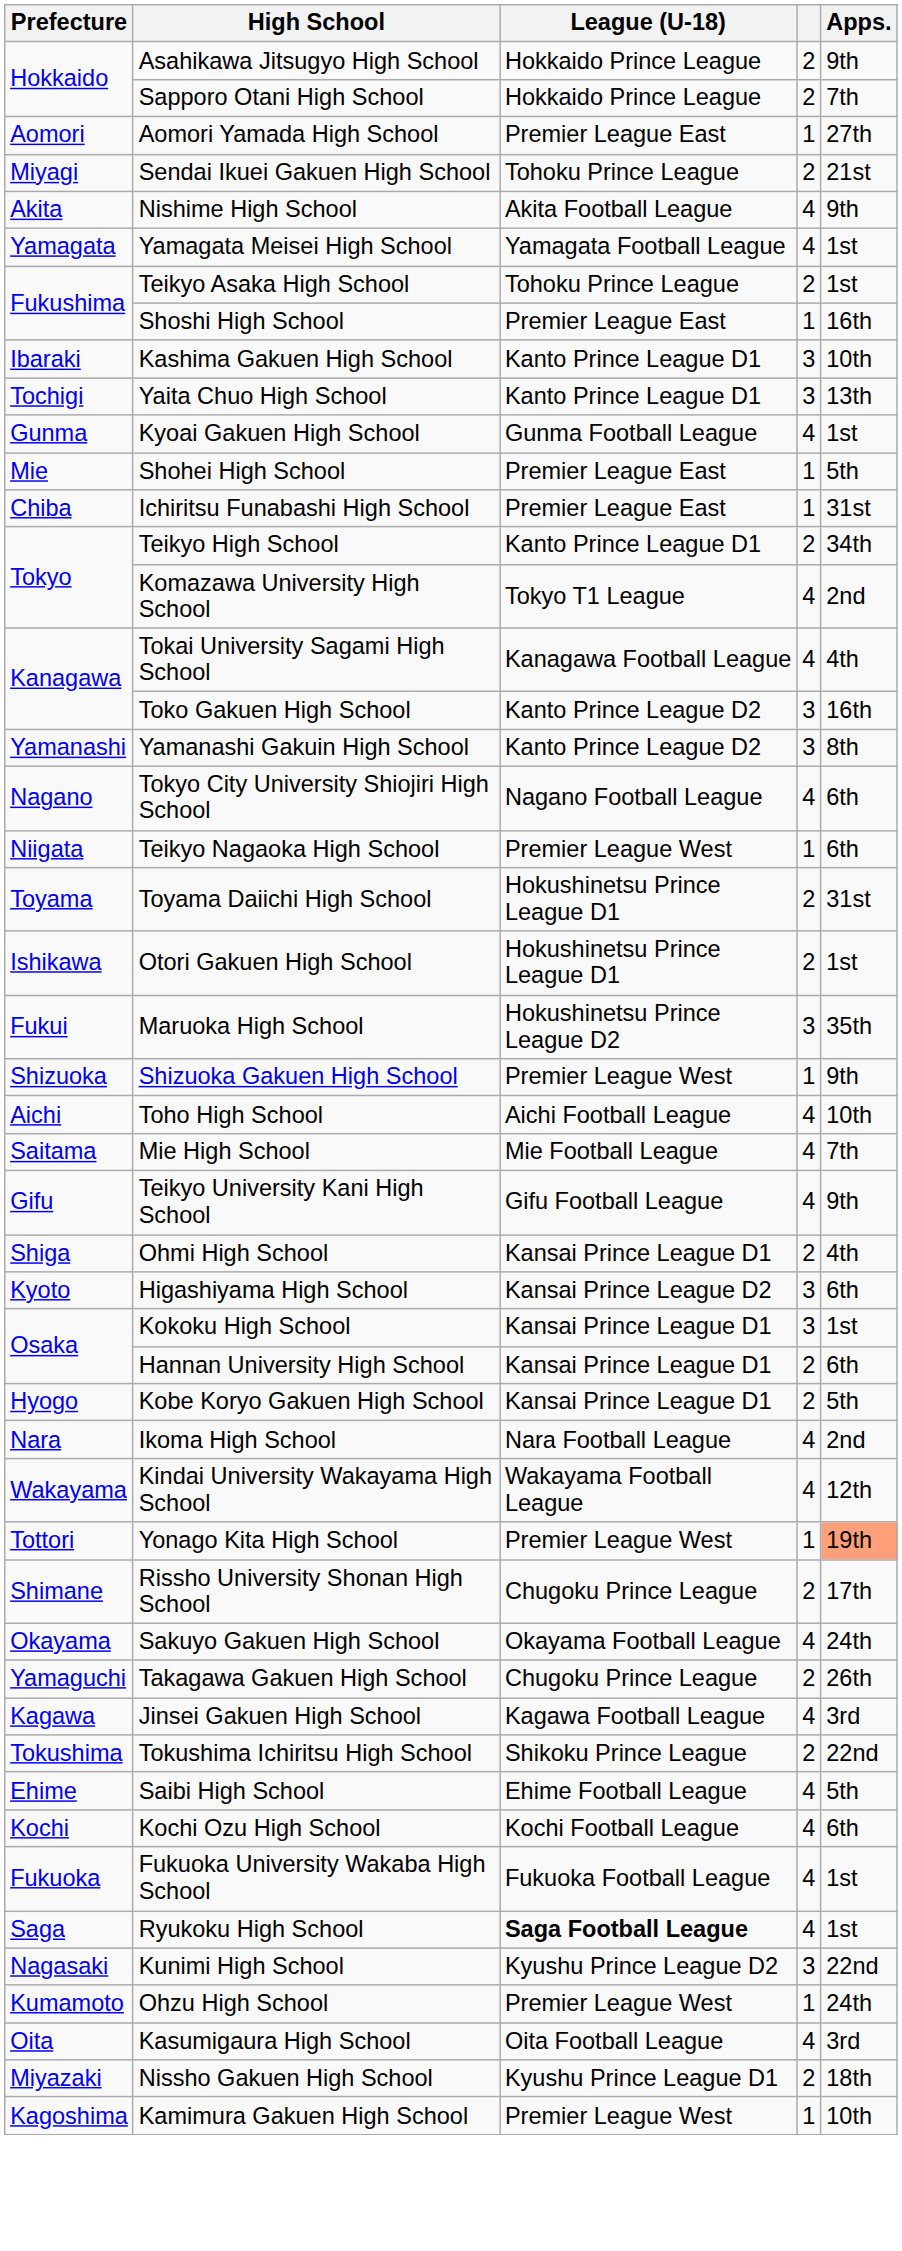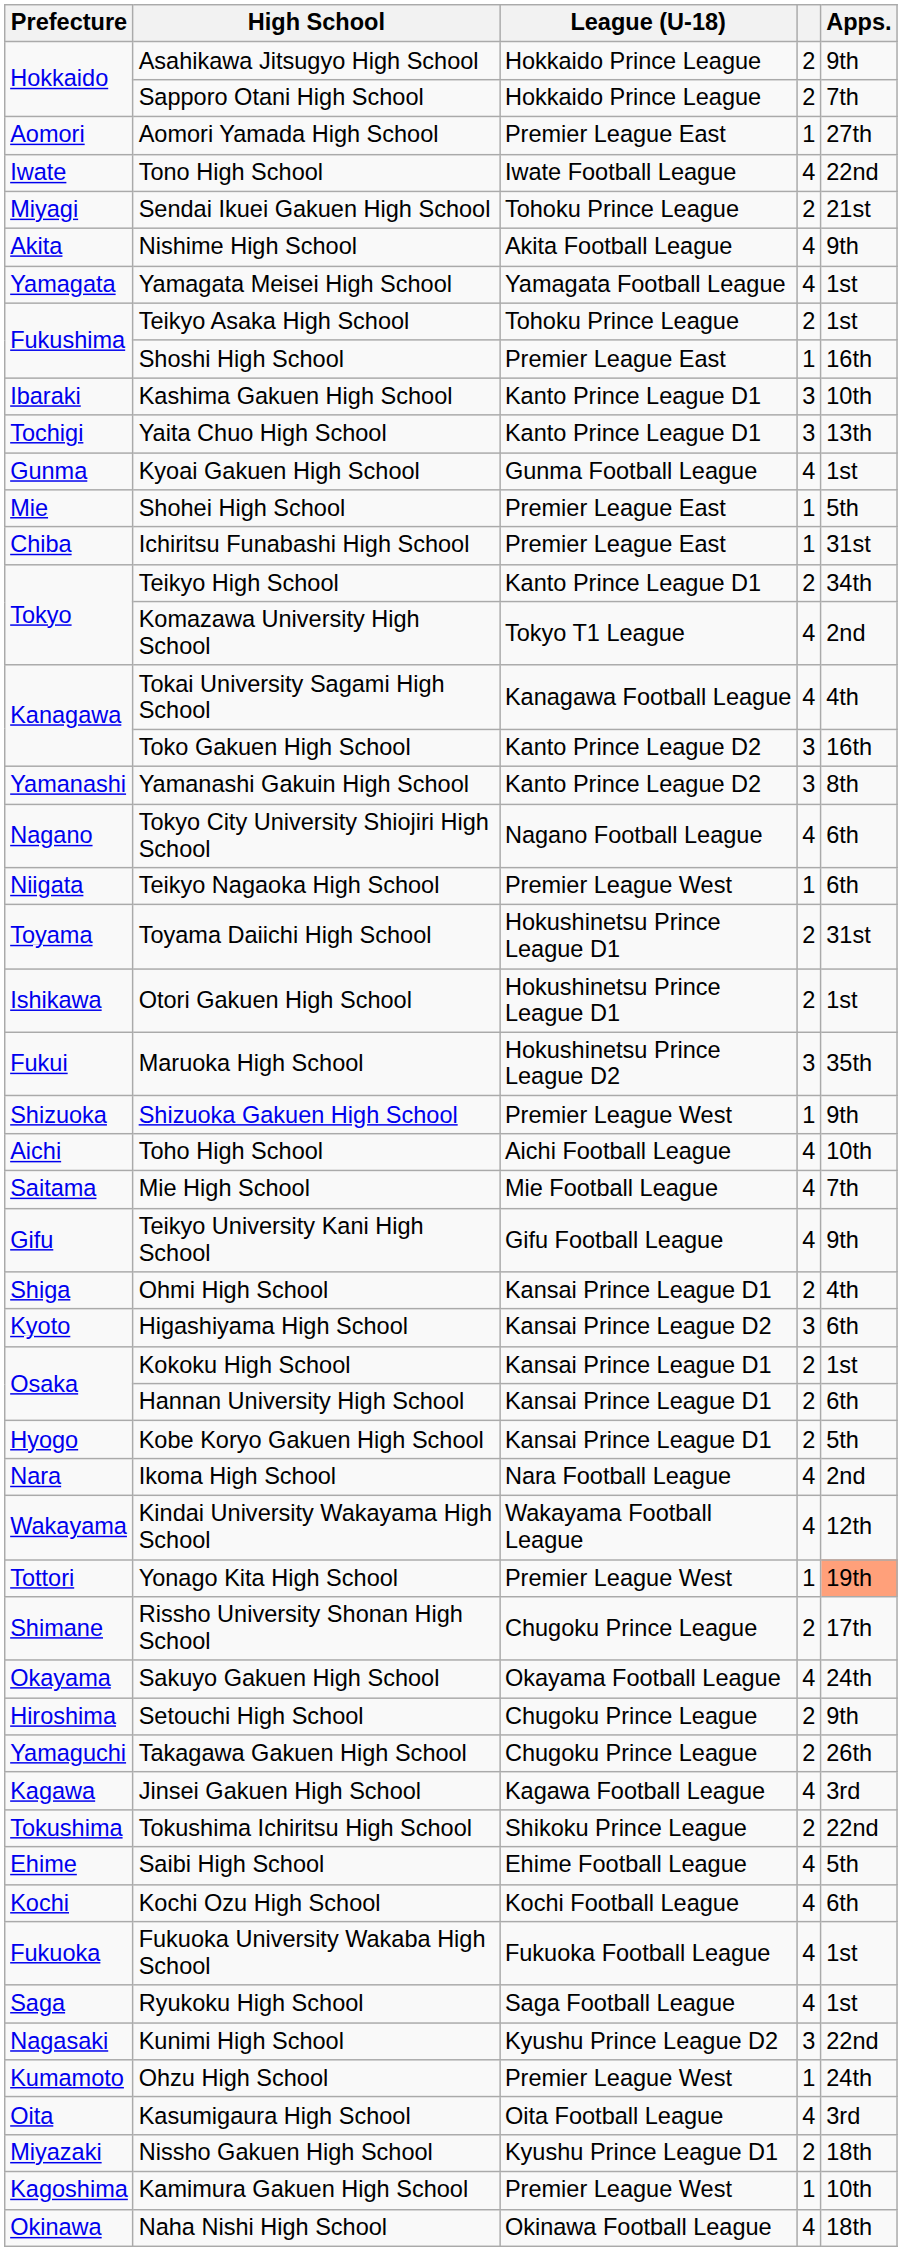+ row: (231, 172)
(809, 1327) 3 -> (809, 1364) 2
+ row: (251, 1716)
(626, 1929) bold -> (620, 2003) normal
+ row: (263, 2227)
